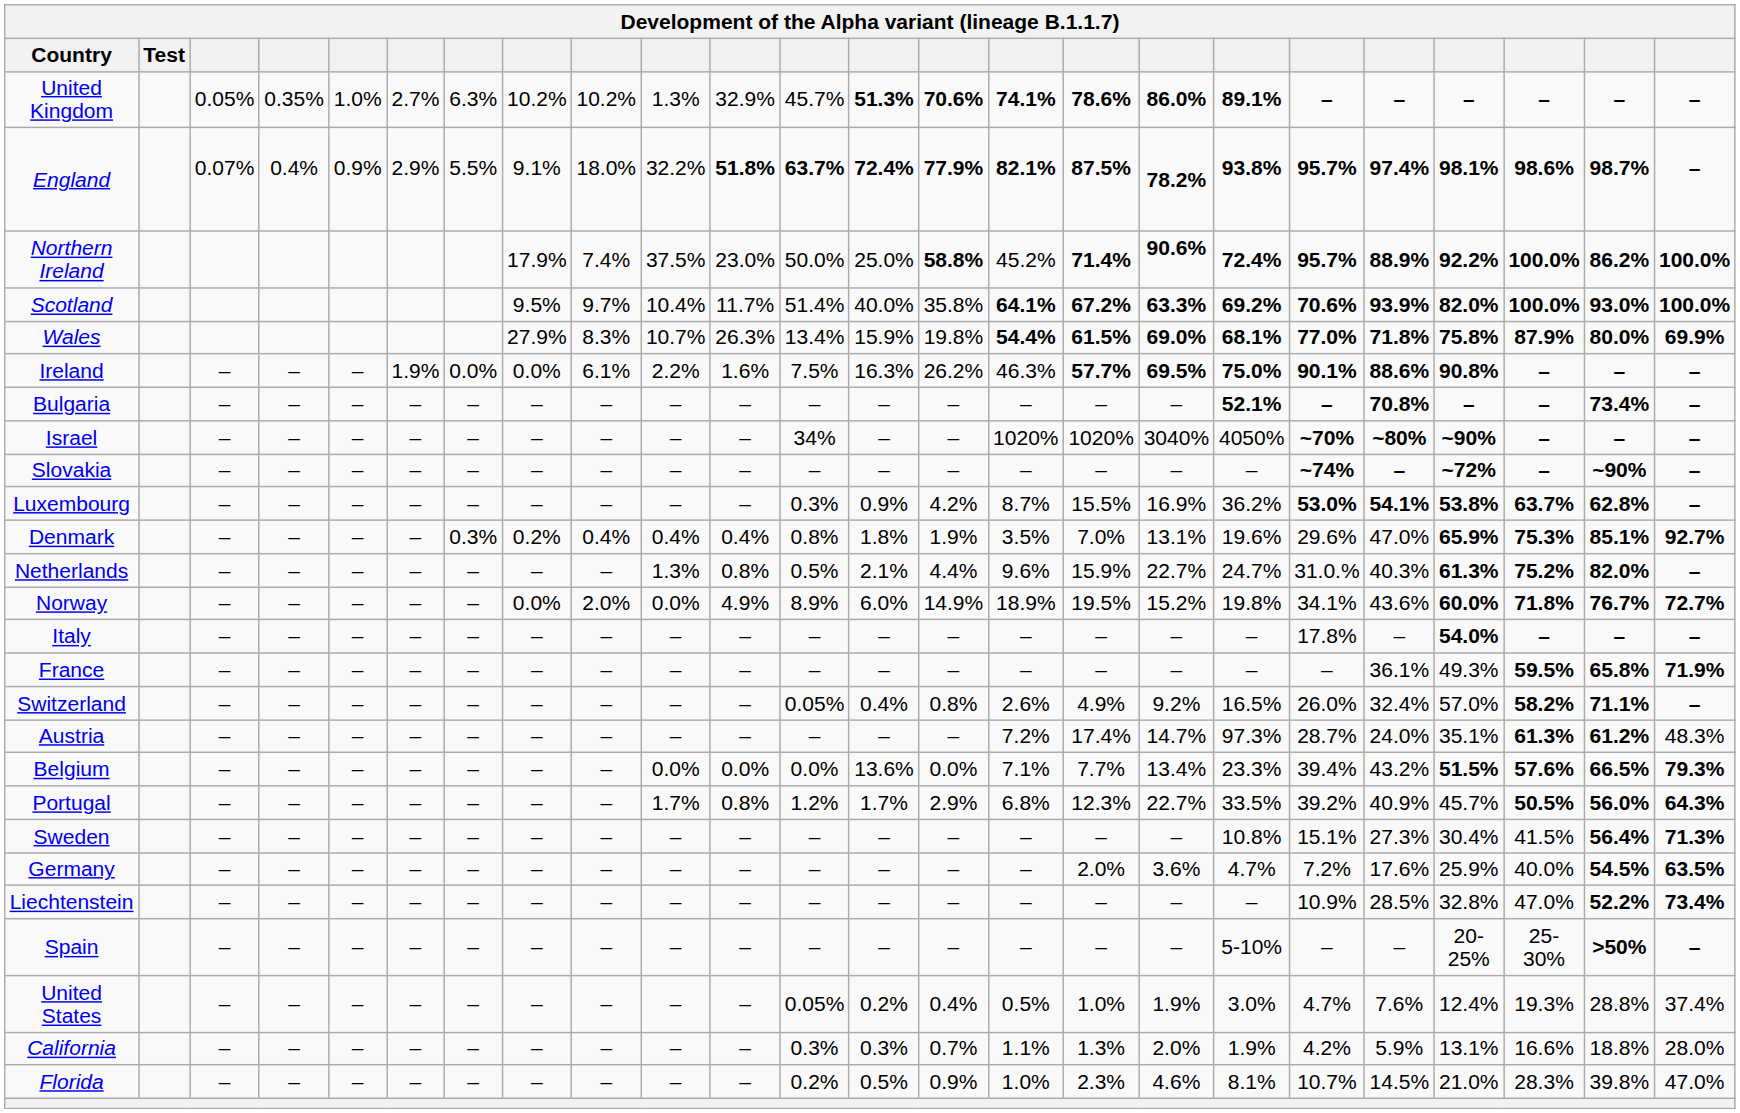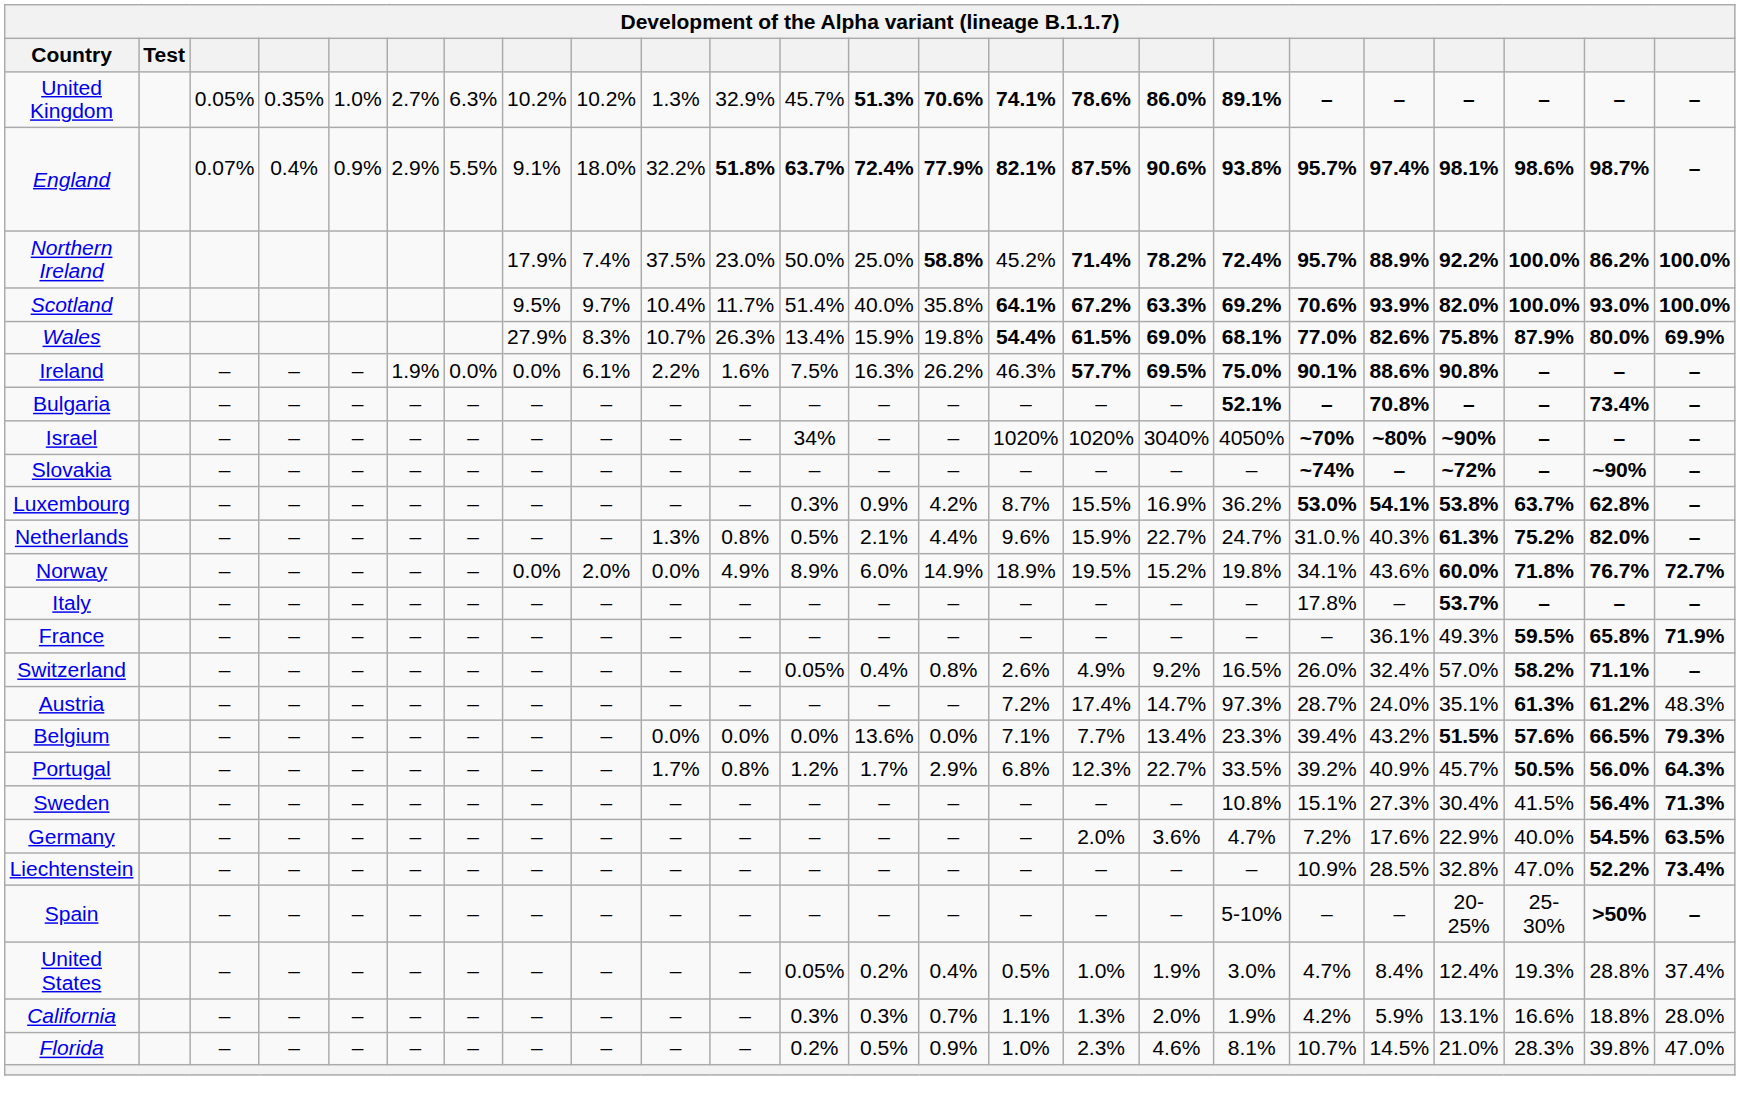(1176, 180) 78.2% -> (1176, 168) 90.6%
(1176, 248) 90.6% -> (1176, 260) 78.2%
(1399, 338) 71.8% -> (1399, 338) 82.6%
- row: (72, 537)
(1469, 637) 54.0% -> (1469, 604) 53.7%
(1469, 869) 25.9% -> (1469, 836) 22.9%
(1399, 1004) 7.6% -> (1399, 971) 8.4%
